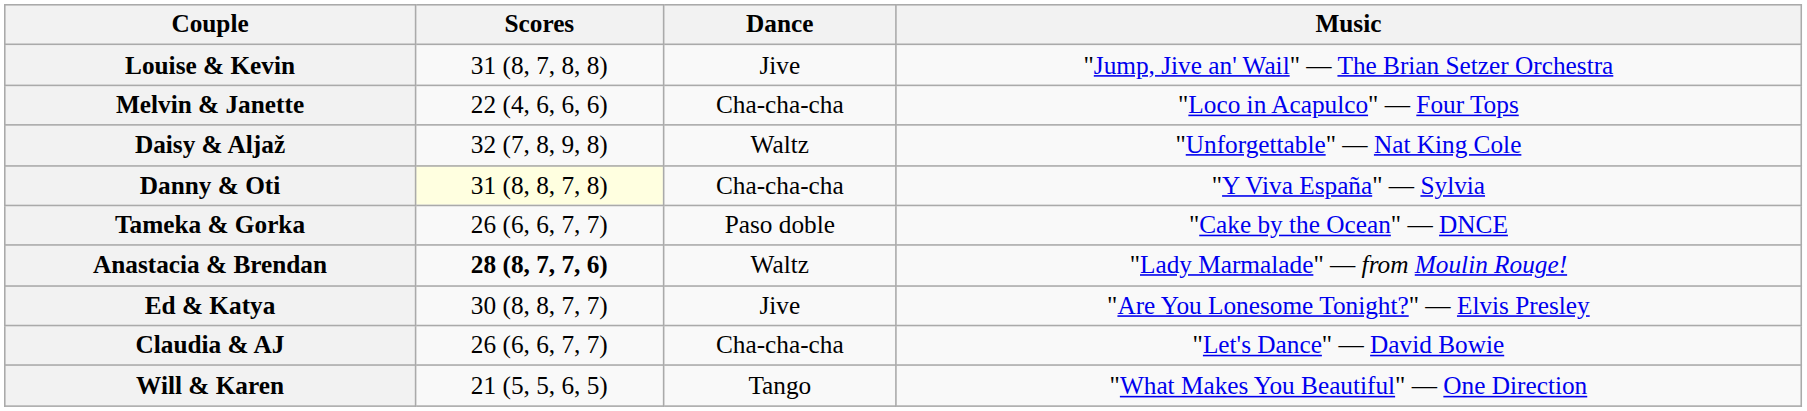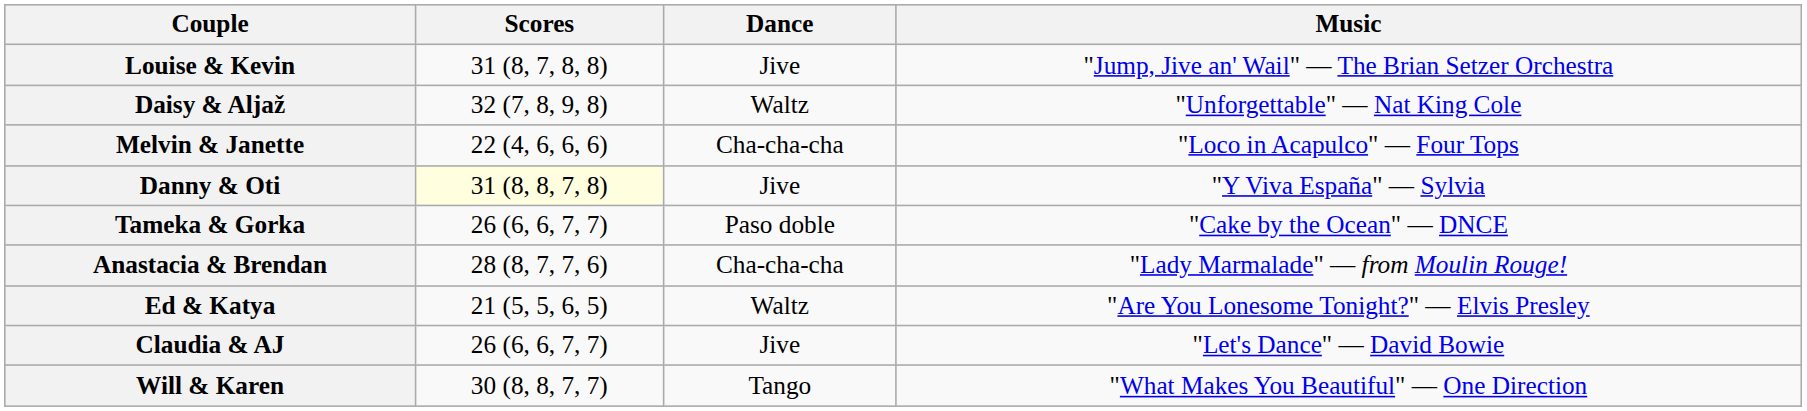rows swapped: (210, 104) <-> (210, 144)
(780, 184) Cha-cha-cha -> (780, 184) Jive
(539, 265) bold -> (539, 265) normal
(780, 265) Waltz -> (780, 265) Cha-cha-cha
(539, 305) 30 (8, 8, 7, 7) -> (539, 305) 21 (5, 5, 6, 5)
(780, 305) Jive -> (780, 305) Waltz
(780, 345) Cha-cha-cha -> (780, 345) Jive
(539, 385) 21 (5, 5, 6, 5) -> (539, 385) 30 (8, 8, 7, 7)
